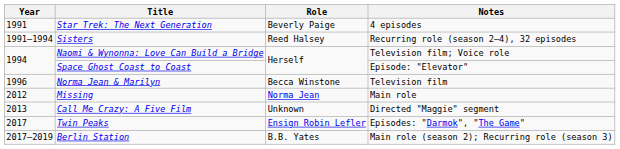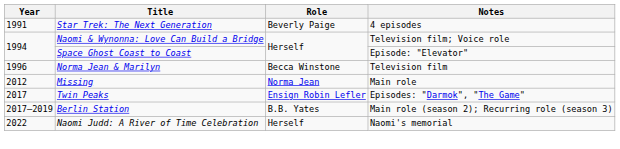- row: (75, 39)
- row: (124, 109)
+ row: (158, 123)
